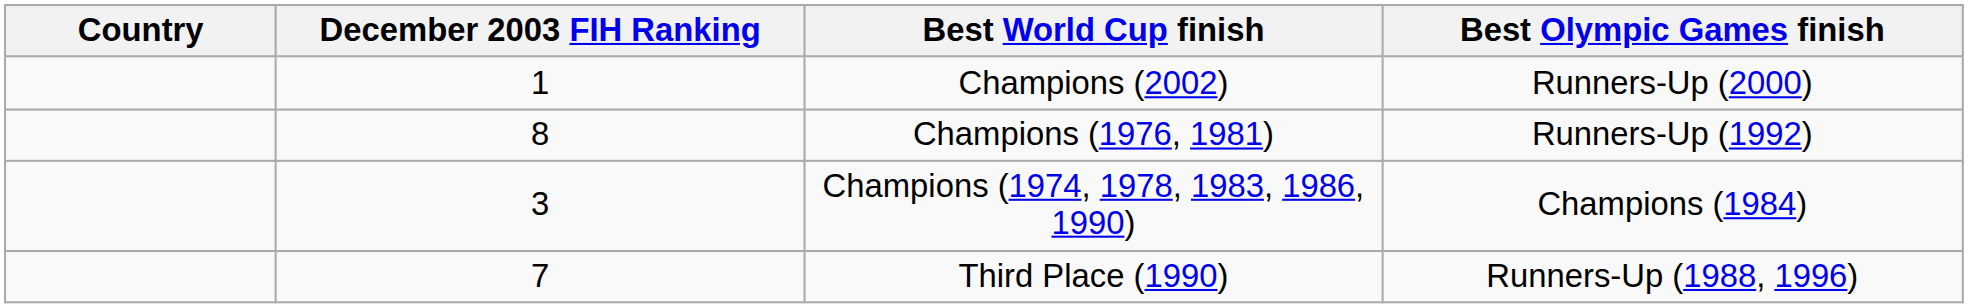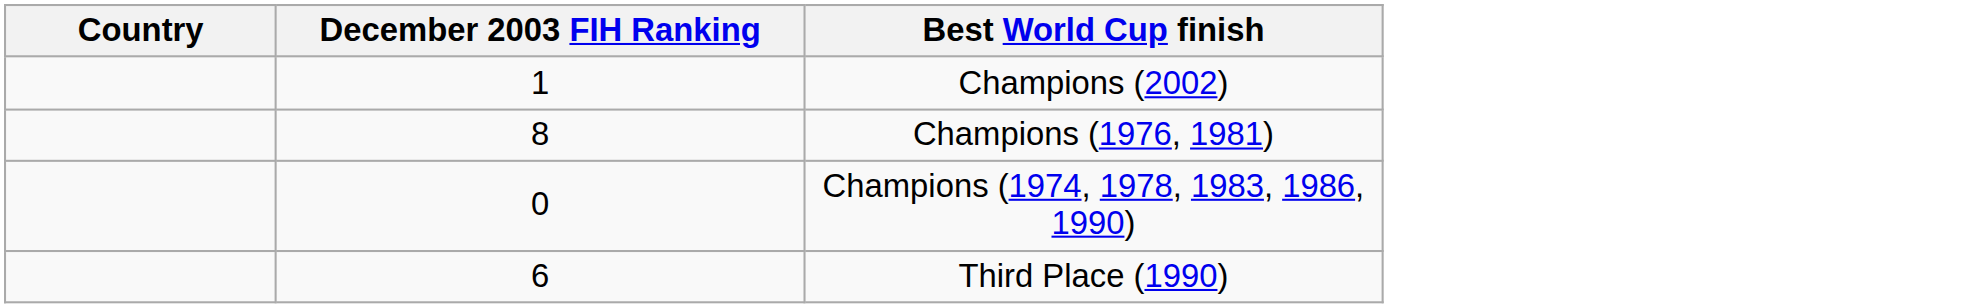- column: (1672, 30)
(540, 205) 3 -> (540, 205) 0
(540, 275) 7 -> (540, 275) 6
